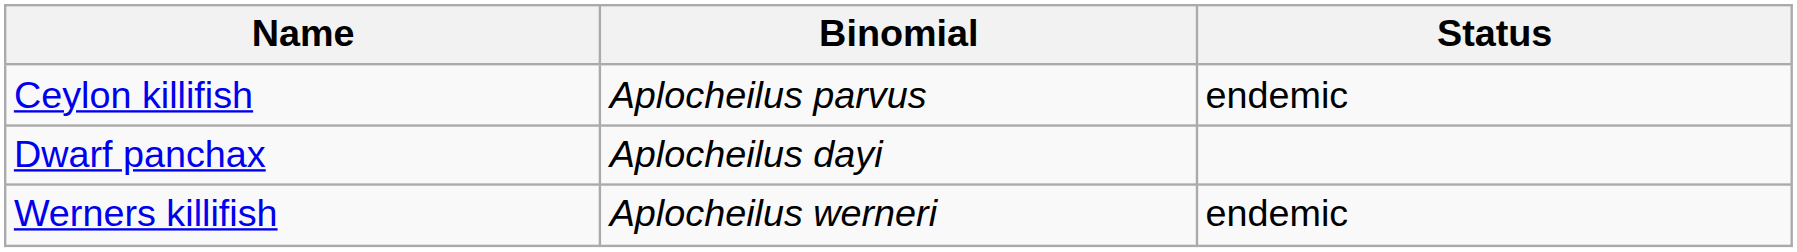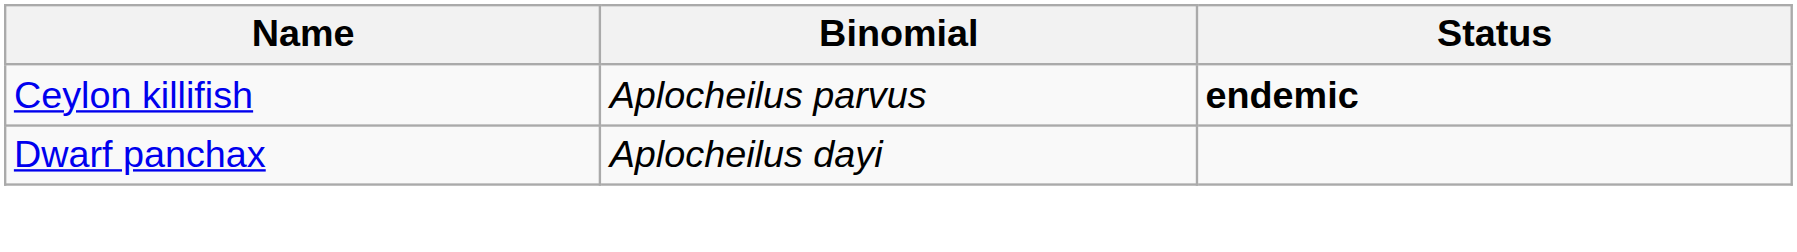(1277, 94) normal -> (1282, 94) bold
- row: (146, 214)
